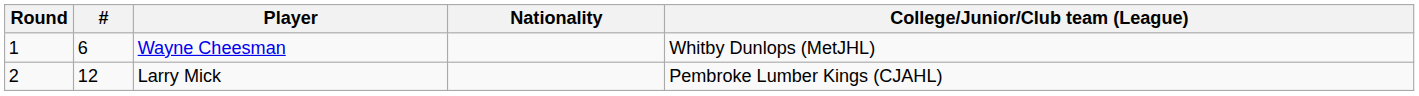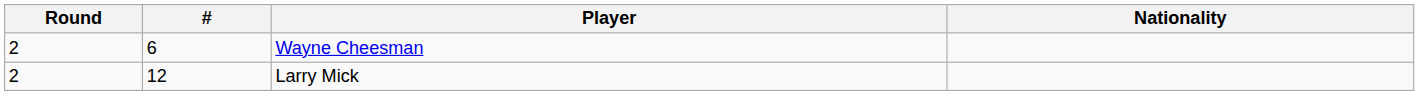- column: (1039, 18)
(14, 47) 1 -> (14, 47) 2
